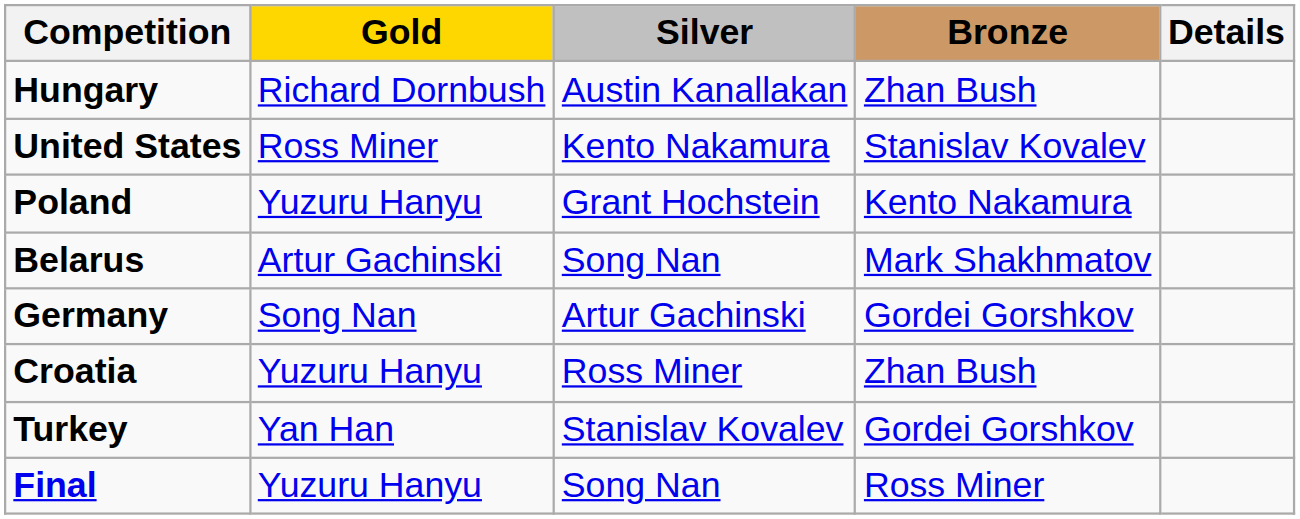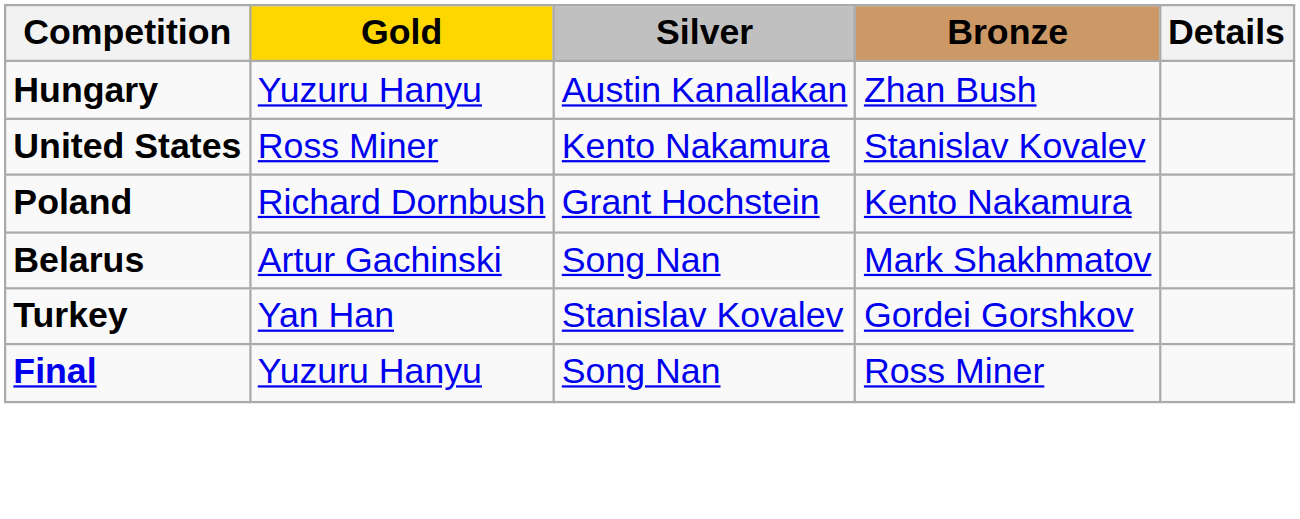(402, 89) Richard Dornbush -> (370, 89) Yuzuru Hanyu
(370, 202) Yuzuru Hanyu -> (402, 202) Richard Dornbush
- row: (91, 315)
- row: (75, 372)
